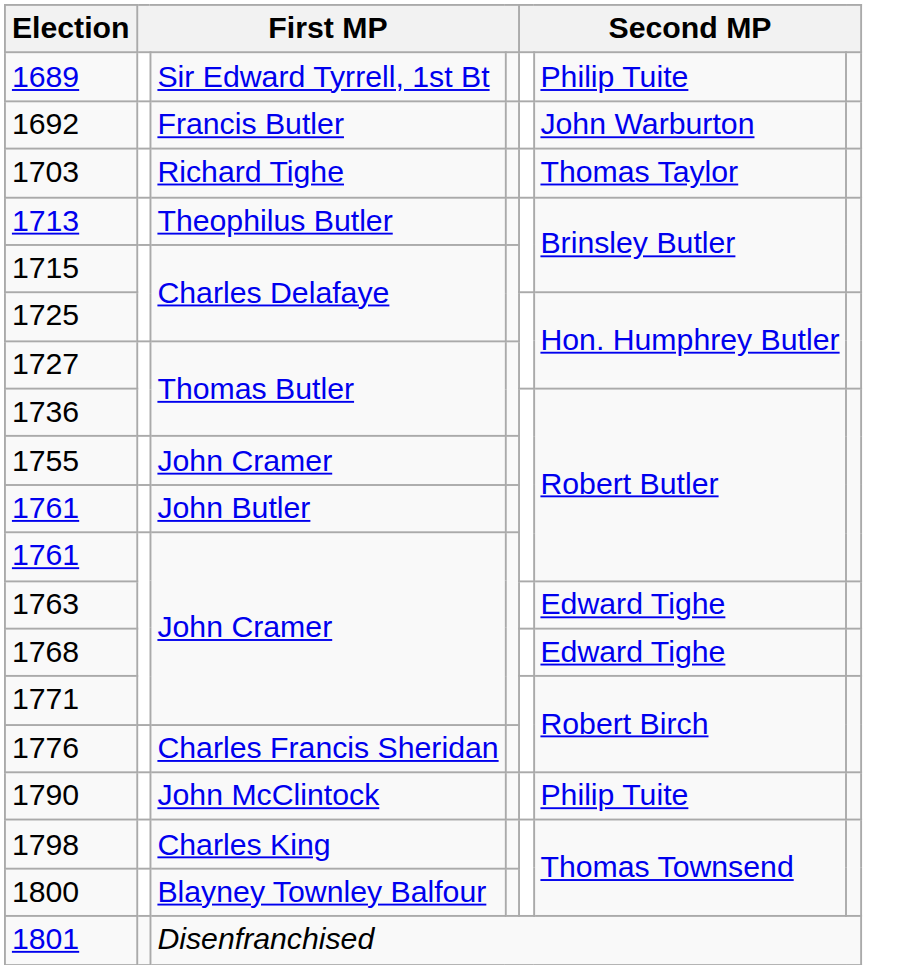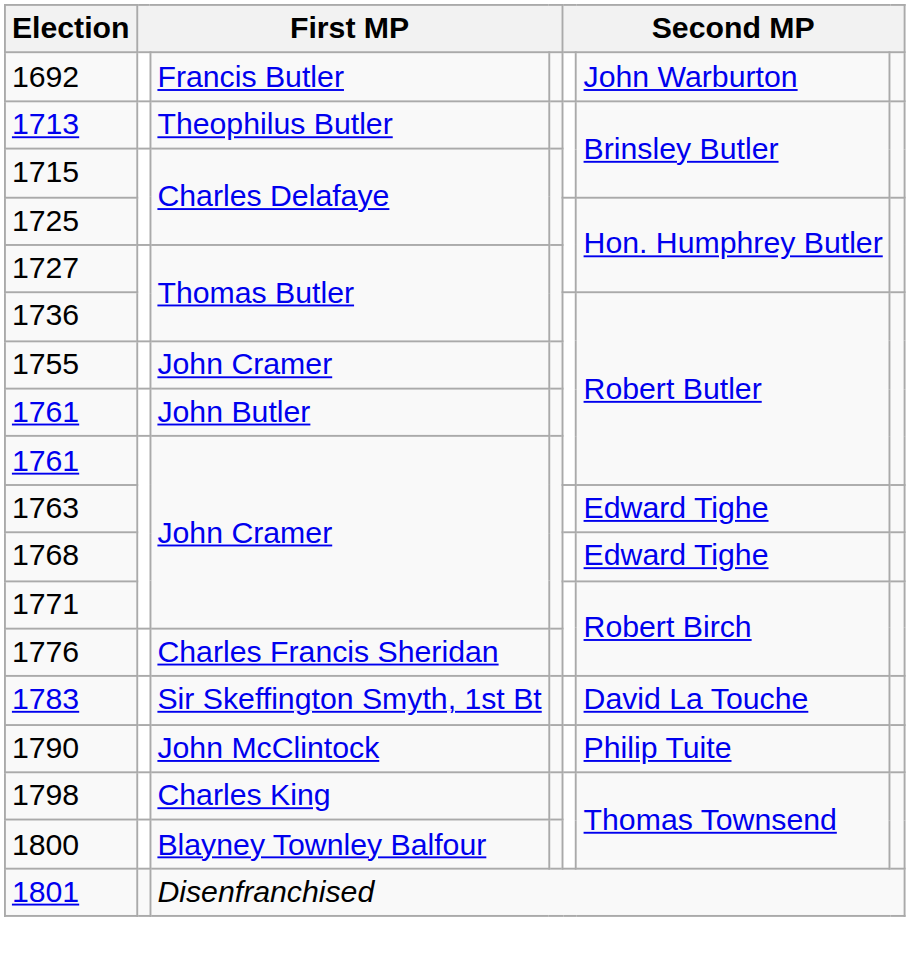- row: (46, 76)
- row: (46, 172)
+ row: (46, 699)
